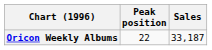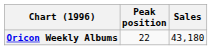(188, 38) 33,187 -> (188, 38) 43,180
